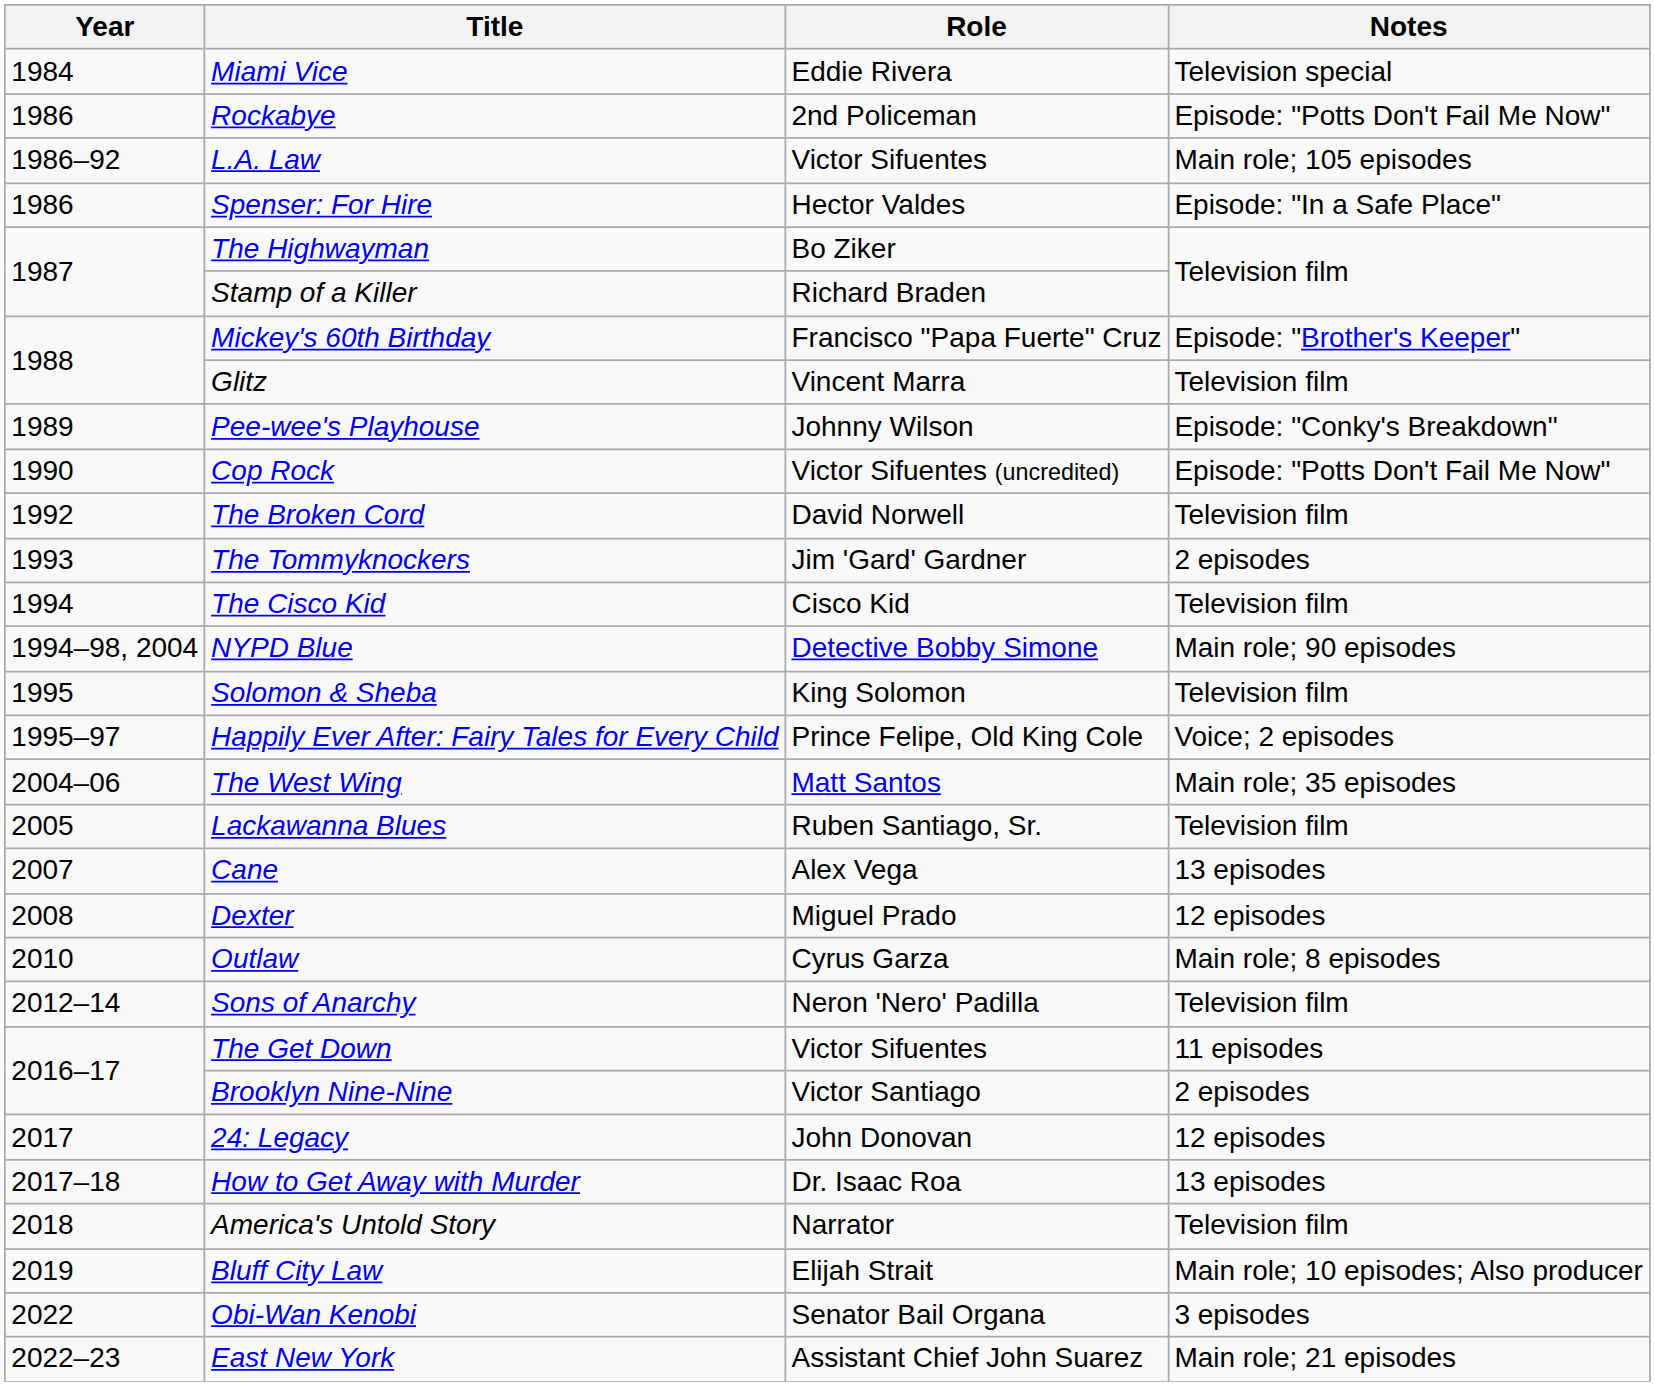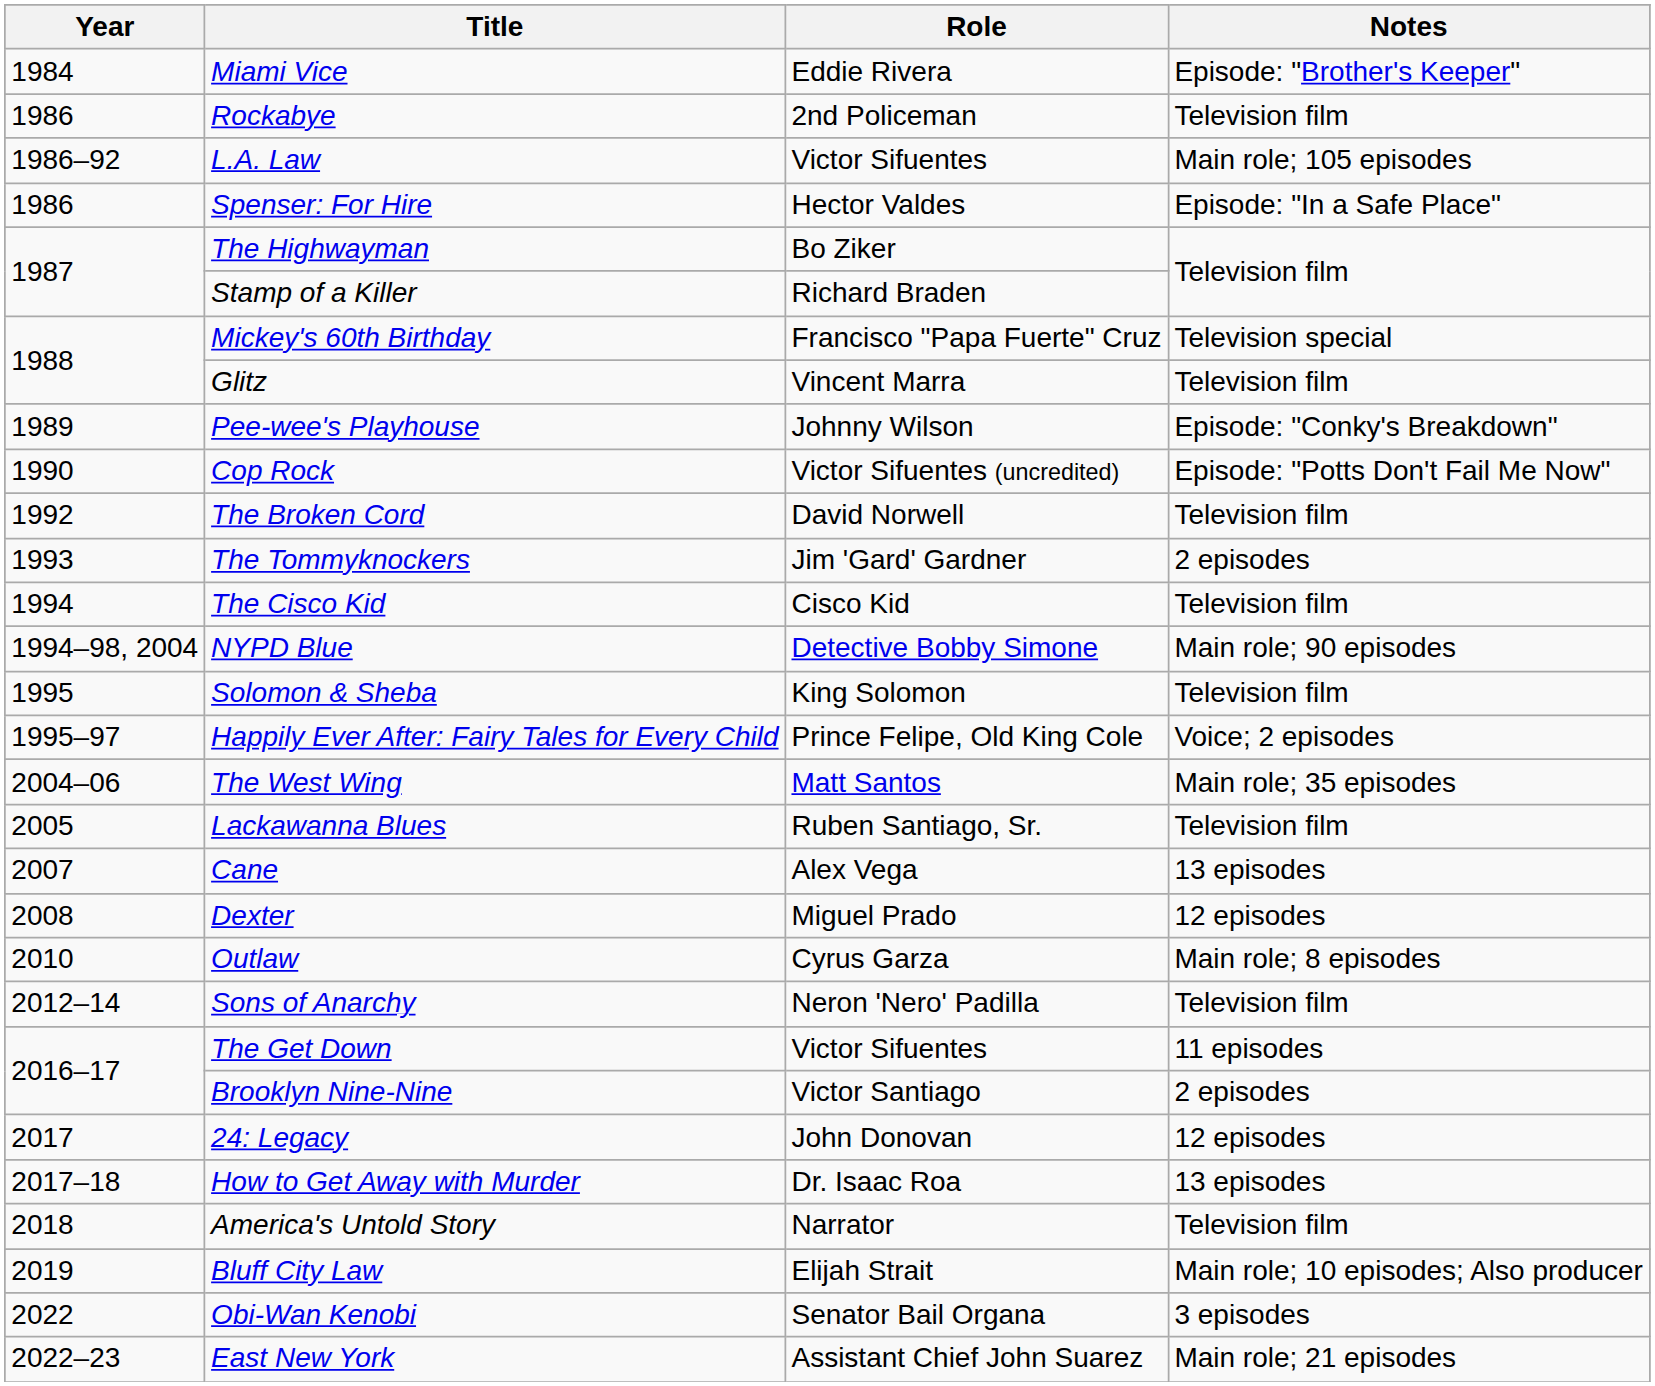(1283, 71) Television special -> (1347, 71) Episode: "Brother's Keeper"
(1392, 115) Episode: "Potts Don't Fail Me Now" -> (1262, 115) Television film
(1347, 337) Episode: "Brother's Keeper" -> (1283, 337) Television special
